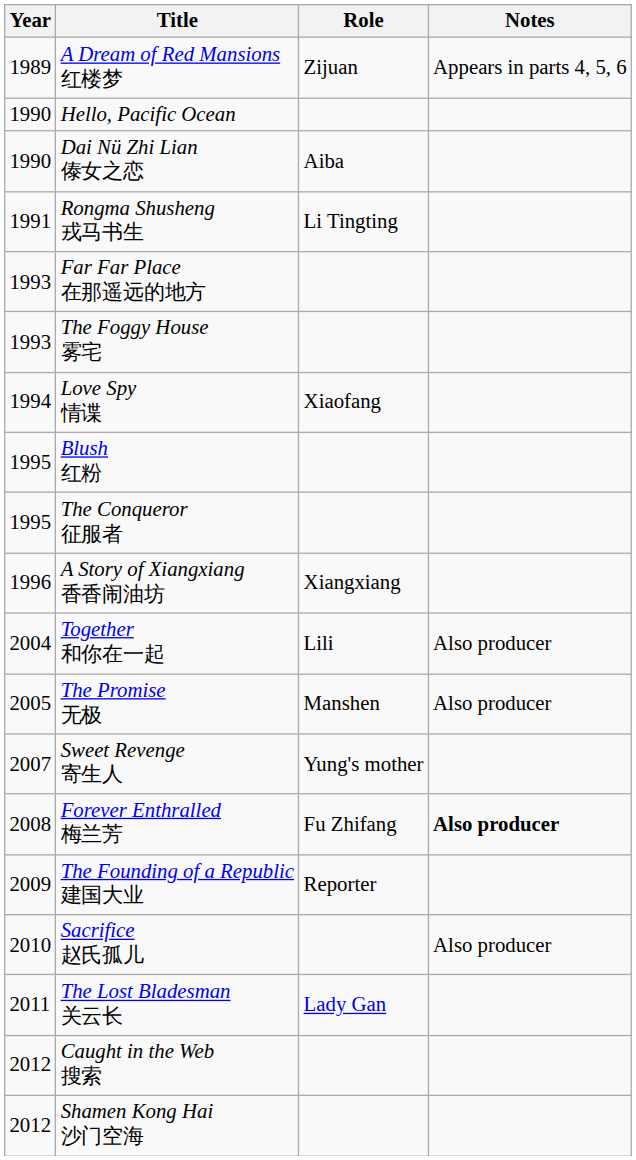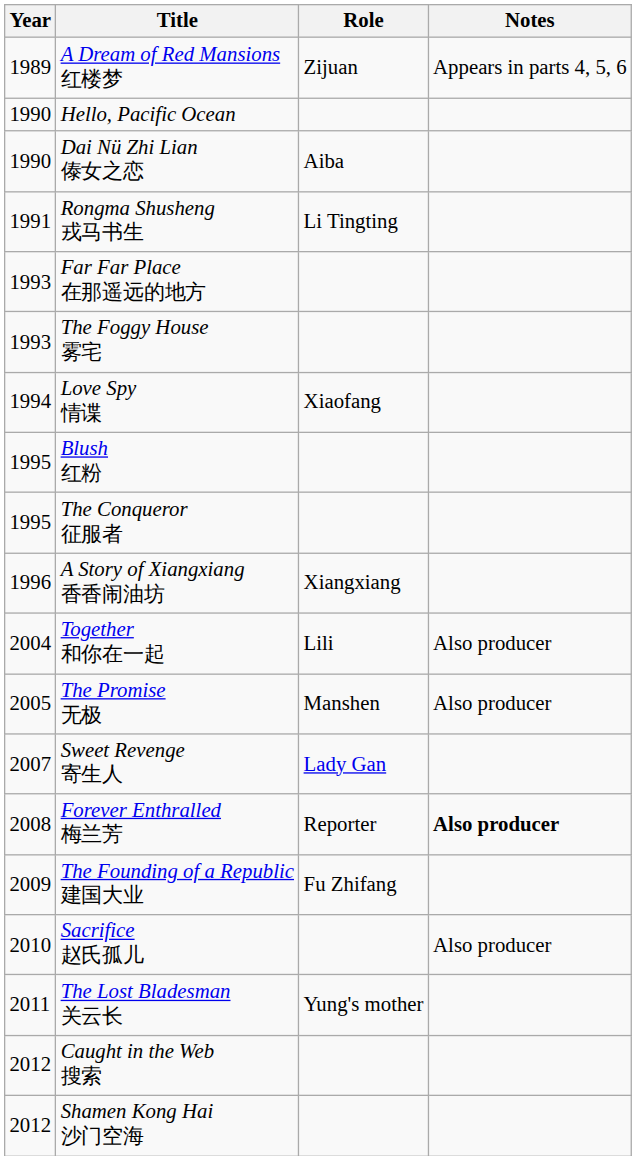(364, 763) Yung's mother -> (345, 763) Lady Gan
(350, 824) Fu Zhifang -> (340, 824) Reporter
(340, 884) Reporter -> (350, 884) Fu Zhifang
(345, 1004) Lady Gan -> (364, 1004) Yung's mother
